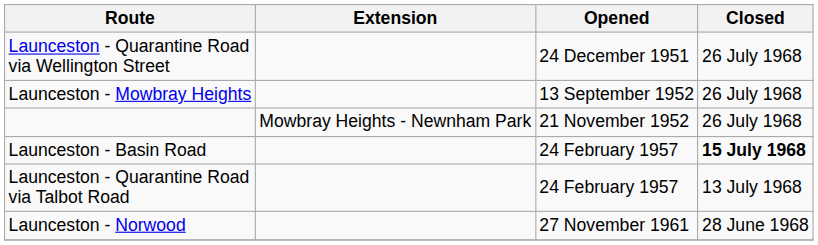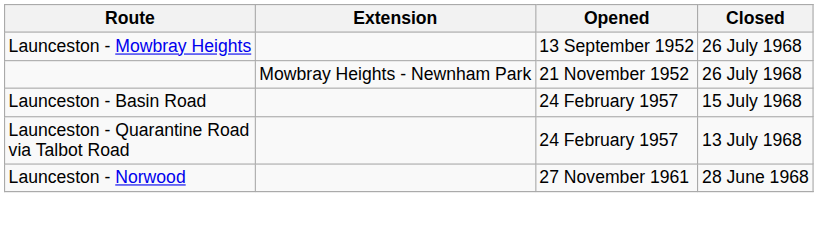- row: (129, 56)
(754, 149) bold -> (752, 102) normal
